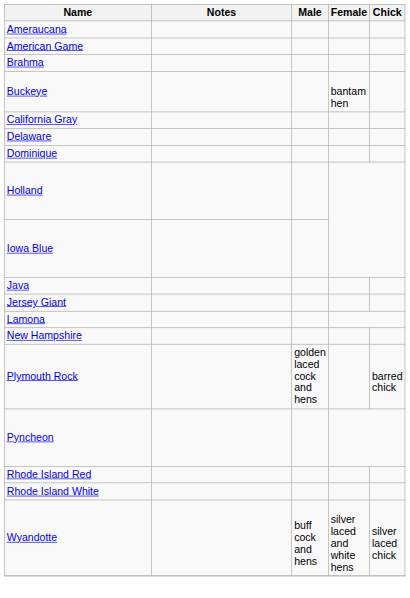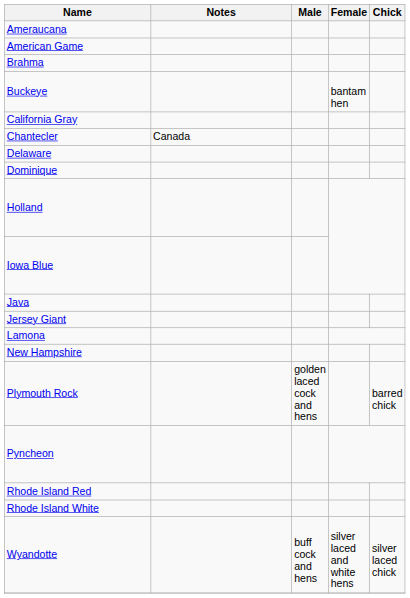+ row: (32, 137)
